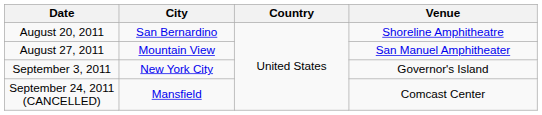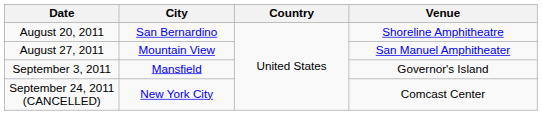(177, 69) New York City -> (177, 69) Mansfield
(177, 94) Mansfield -> (177, 94) New York City
